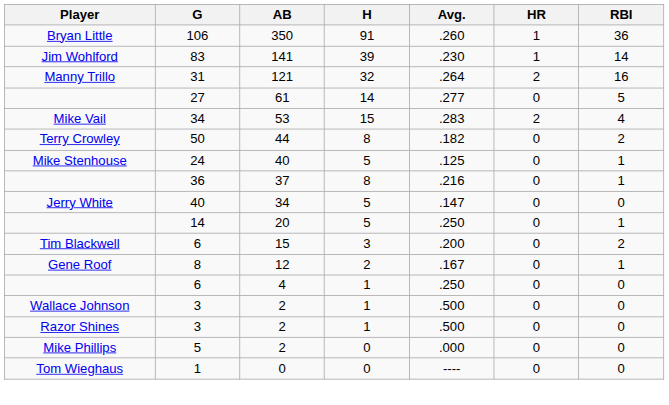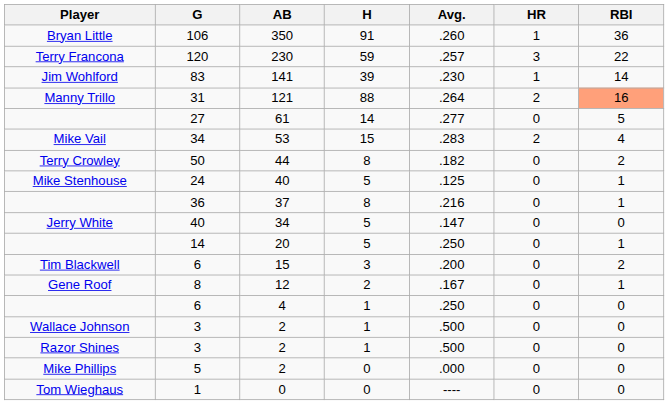+ row: (80, 56)
(367, 77) 32 -> (367, 98) 88
(621, 77) no background -> (621, 98) lightsalmon background
